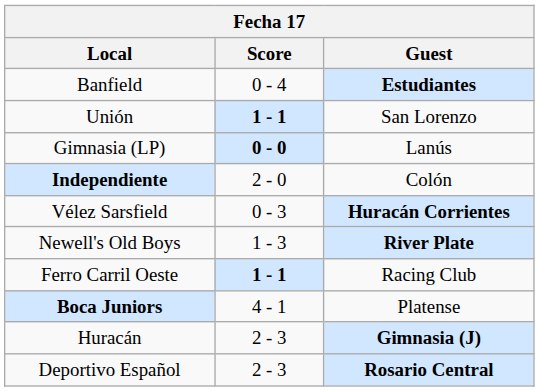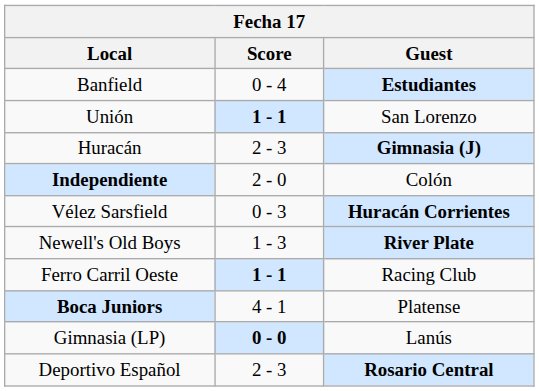rows swapped: (110, 147) <-> (110, 337)
